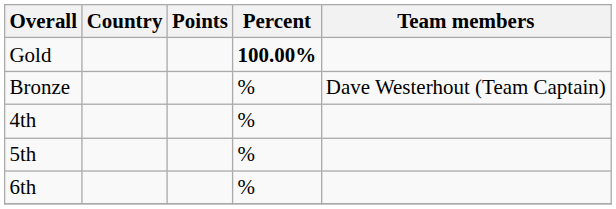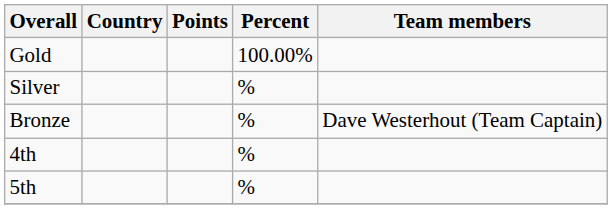(277, 54) bold -> (275, 54) normal
+ row: (35, 87)
- row: (23, 187)
